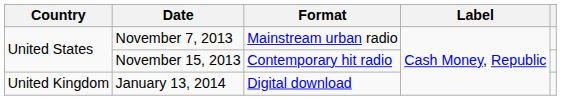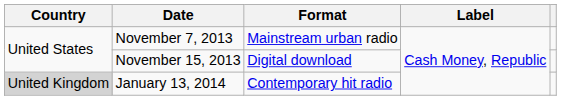(320, 60) Contemporary hit radio -> (299, 60) Digital download
(58, 83) no background -> (58, 83) lightgrey background
(299, 83) Digital download -> (320, 83) Contemporary hit radio
